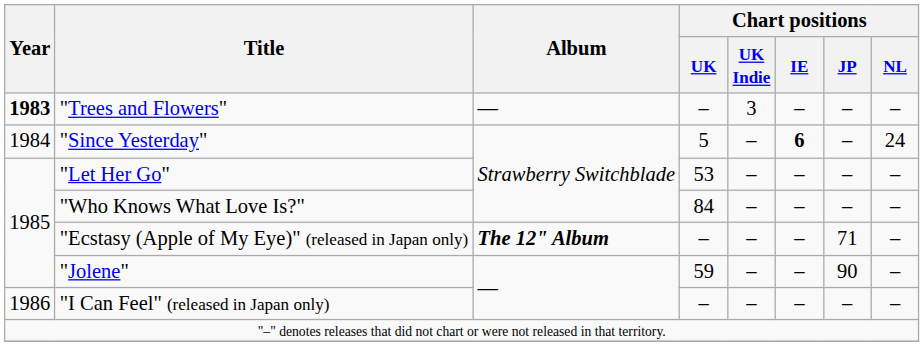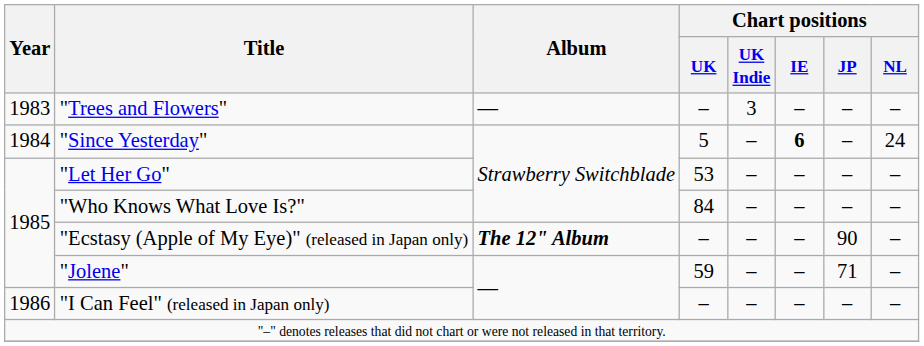(30, 108) bold -> (30, 108) normal
(847, 238) 71 -> (847, 238) 90
(847, 271) 90 -> (847, 271) 71
